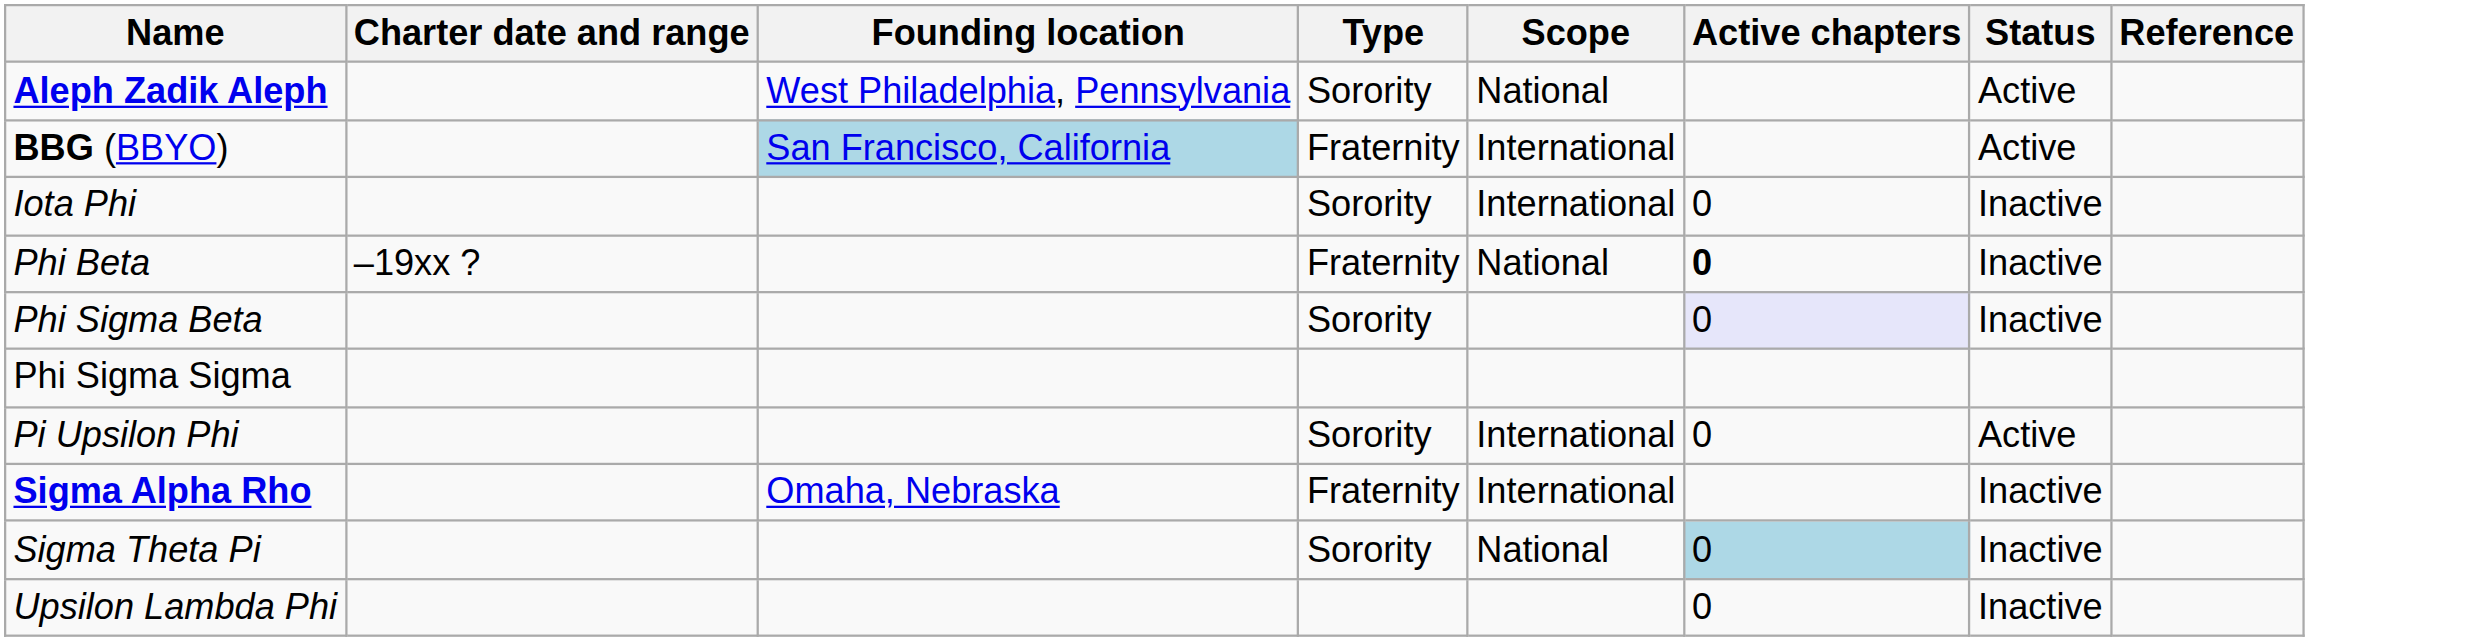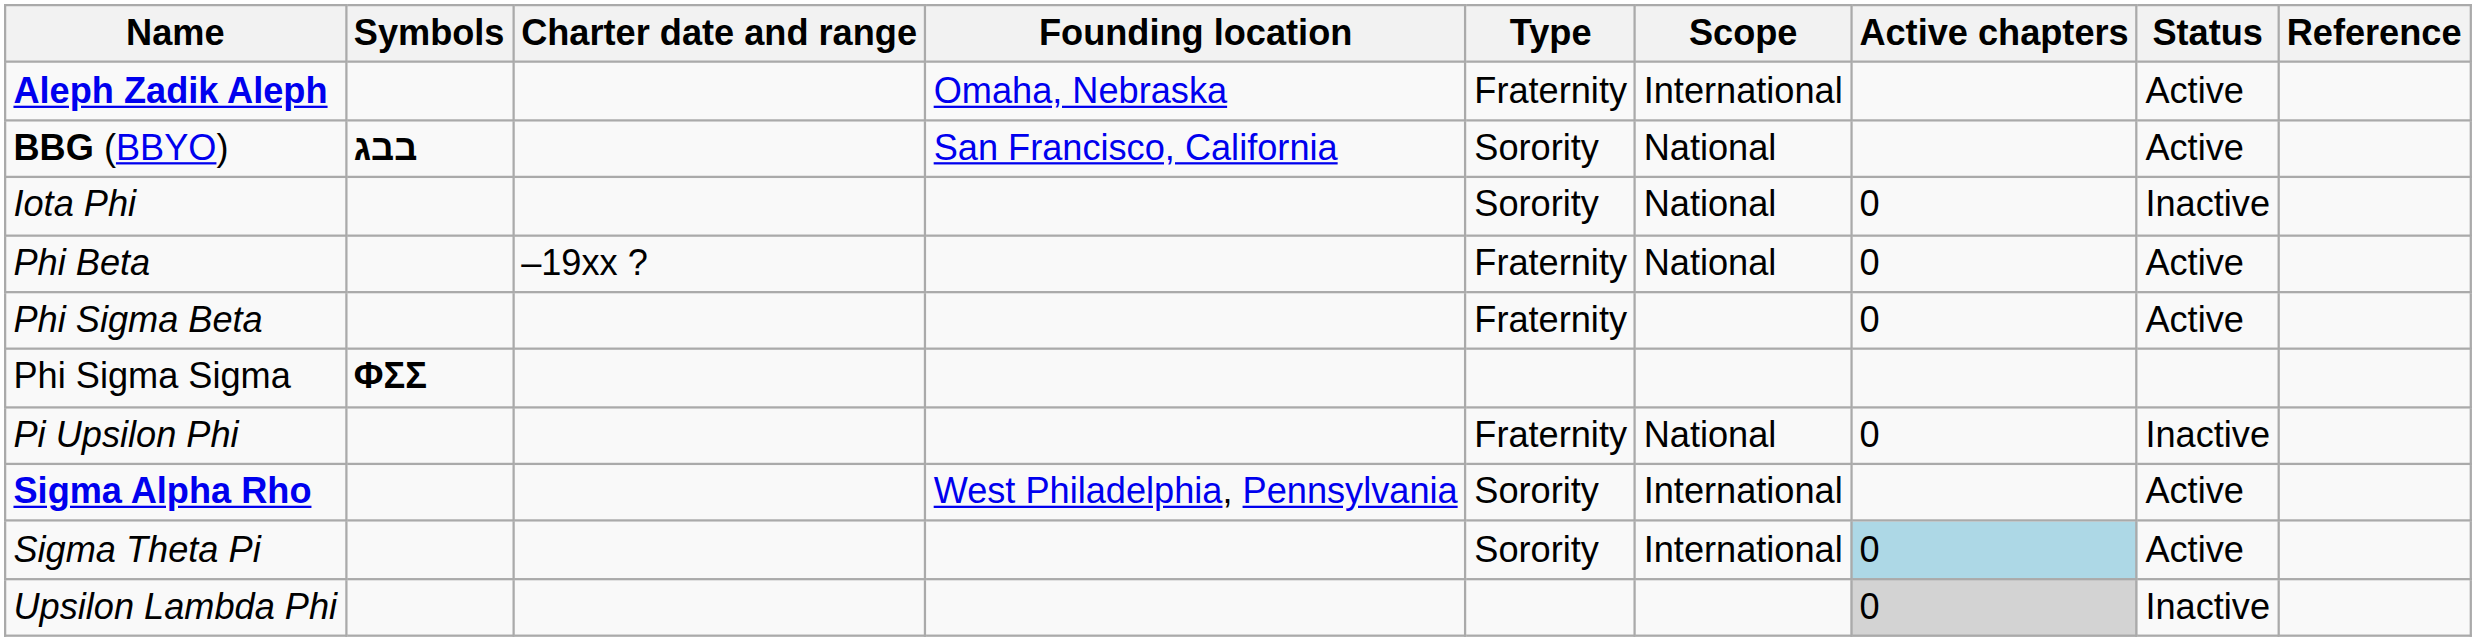+ column: (429, 33)
(1028, 90) West Philadelphia, Pennsylvania -> (1080, 90) Omaha, Nebraska
(1369, 90) Sorority -> (1551, 90) Fraternity
(1543, 90) National -> (1743, 90) International
(968, 147) lightblue background -> (1136, 147) no background
(1383, 147) Fraternity -> (1537, 147) Sorority
(1576, 147) International -> (1710, 147) National
(1576, 205) International -> (1710, 205) National
(1702, 262) bold -> (1869, 262) normal
(2040, 262) Inactive -> (2195, 262) Active
(1369, 319) Sorority -> (1551, 319) Fraternity
(1702, 319) lavender background -> (1869, 319) no background
(2040, 319) Inactive -> (2195, 319) Active
(1369, 434) Sorority -> (1551, 434) Fraternity
(1576, 434) International -> (1710, 434) National
(2027, 434) Active -> (2208, 434) Inactive
(913, 491) Omaha, Nebraska -> (1196, 491) West Philadelphia, Pennsylvania
(1383, 491) Fraternity -> (1537, 491) Sorority
(2040, 491) Inactive -> (2195, 491) Active
(1543, 549) National -> (1743, 549) International
(2040, 549) Inactive -> (2195, 549) Active
(1702, 606) no background -> (1869, 606) lightgrey background
